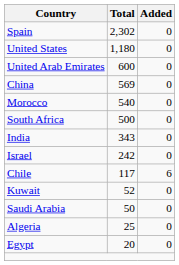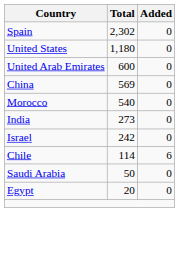- row: (35, 119)
(127, 137) 343 -> (127, 119) 273
(127, 173) 117 -> (127, 155) 114
- row: (23, 191)
- row: (24, 226)
